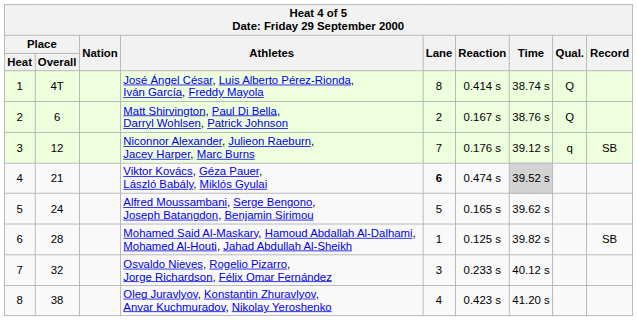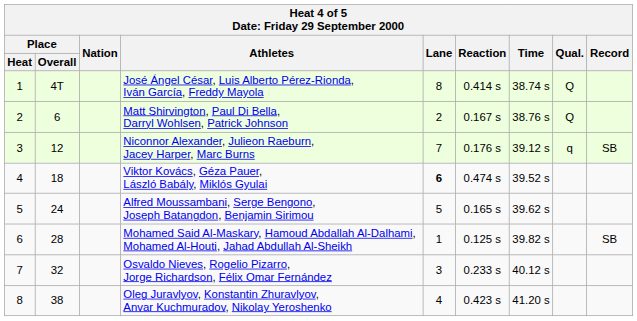(57, 178) 21 -> (57, 178) 18
(531, 178) lightgrey background -> (531, 178) no background
